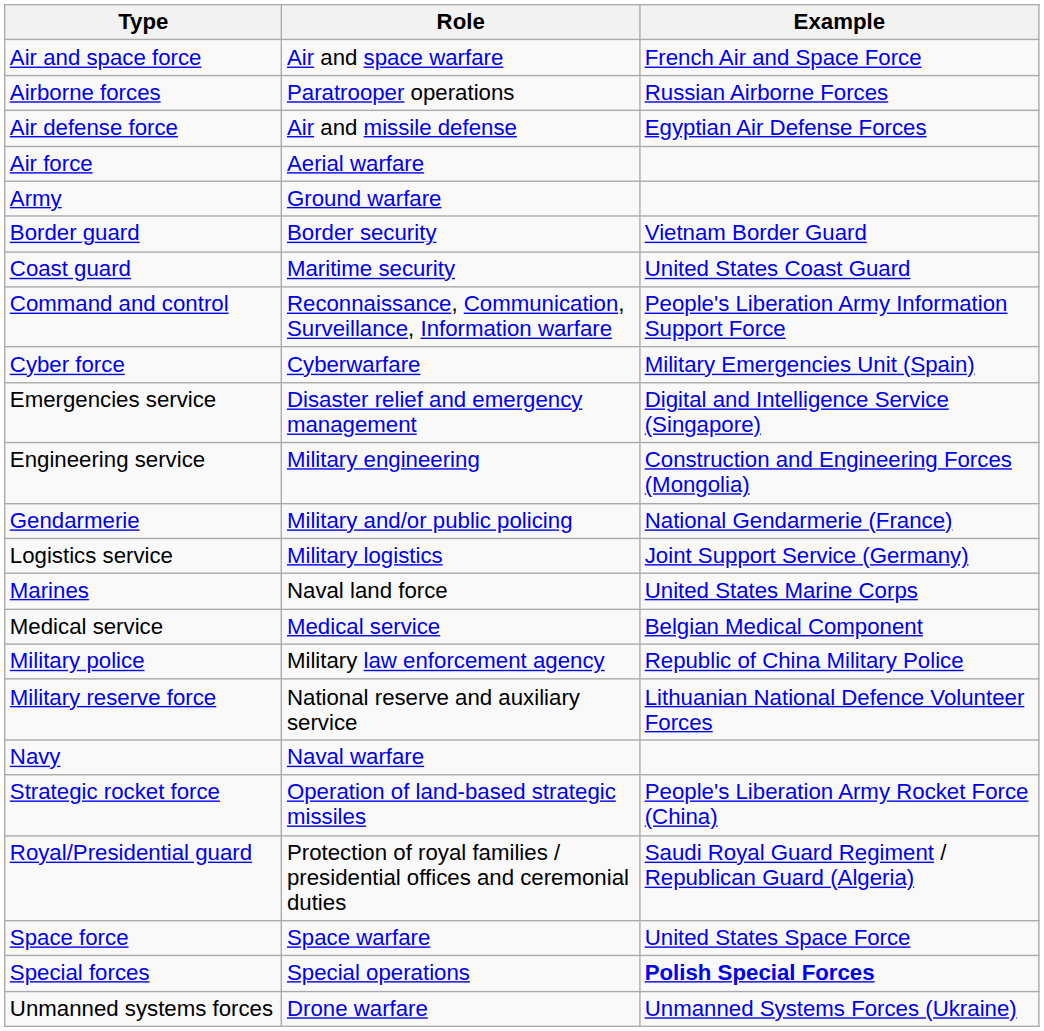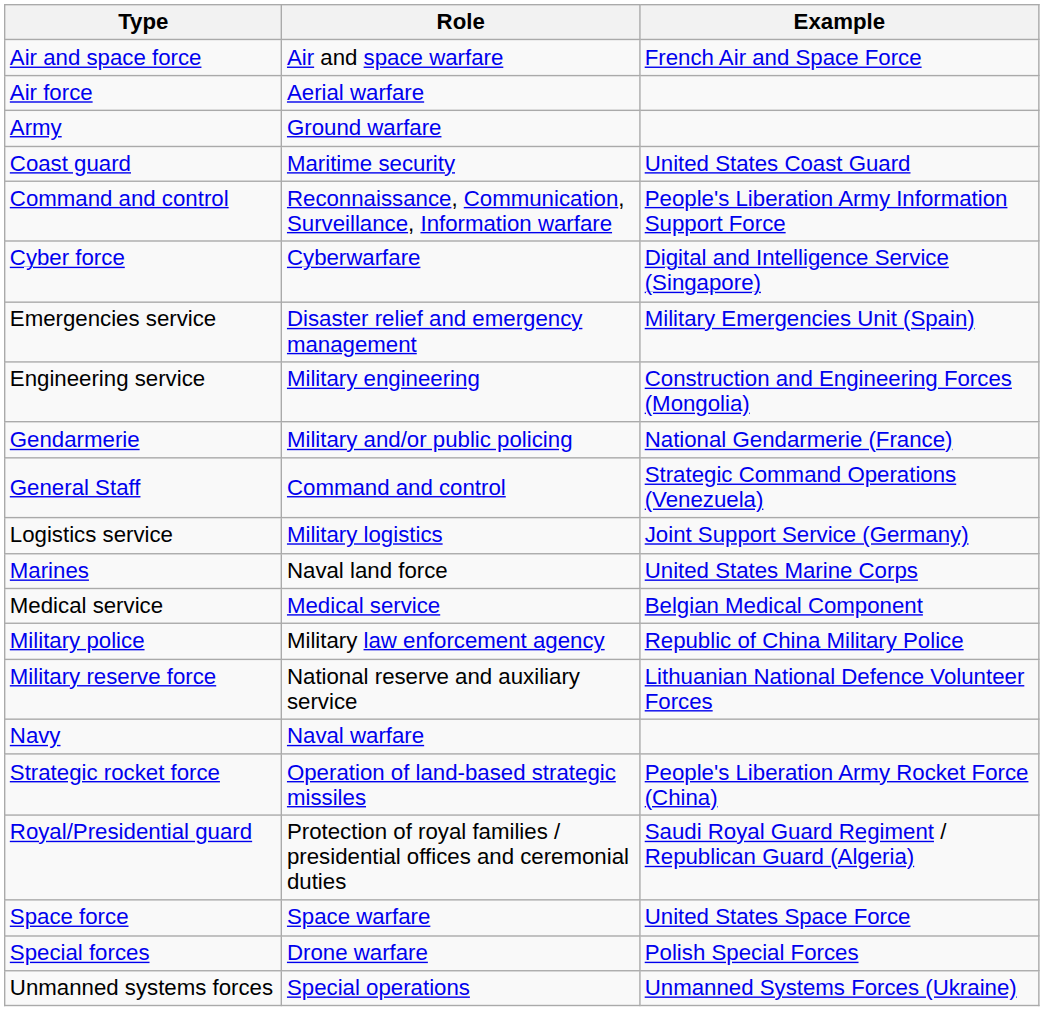- row: (85, 92)
- row: (94, 127)
- row: (75, 233)
(810, 364) Military Emergencies Unit (Spain) -> (797, 271) Digital and Intelligence Service (Singapore)
(797, 412) Digital and Intelligence Service (Singapore) -> (810, 319) Military Emergencies Unit (Spain)
+ row: (75, 487)
(378, 973) Special operations -> (357, 952) Drone warfare
(760, 973) bold -> (752, 952) normal
(357, 1008) Drone warfare -> (378, 988) Special operations
